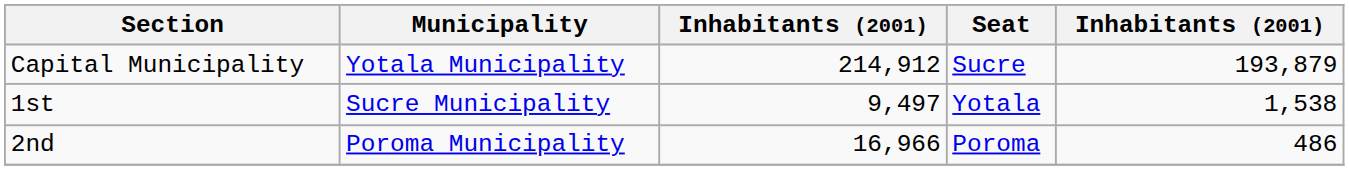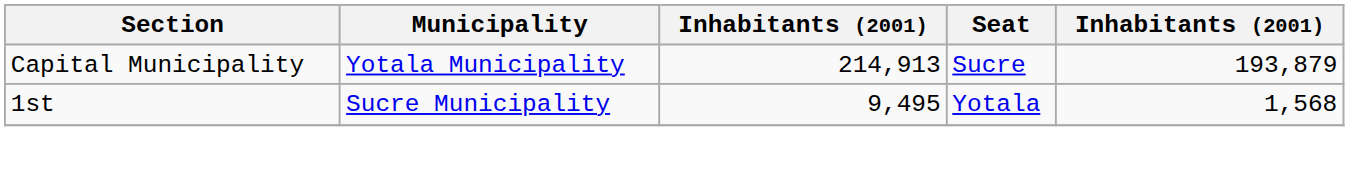(889, 65) 214,912 -> (889, 65) 214,913
(904, 105) 9,497 -> (904, 105) 9,495
(1301, 105) 1,538 -> (1301, 105) 1,568
- row: (33, 144)
